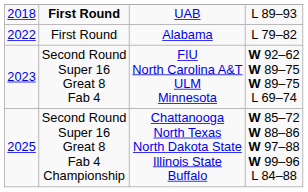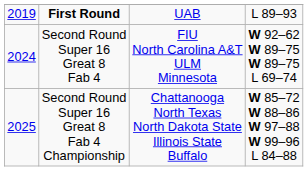(22, 14) 2018 -> (22, 14) 2019
- row: (187, 34)
(22, 76) 2023 -> (22, 56) 2024
